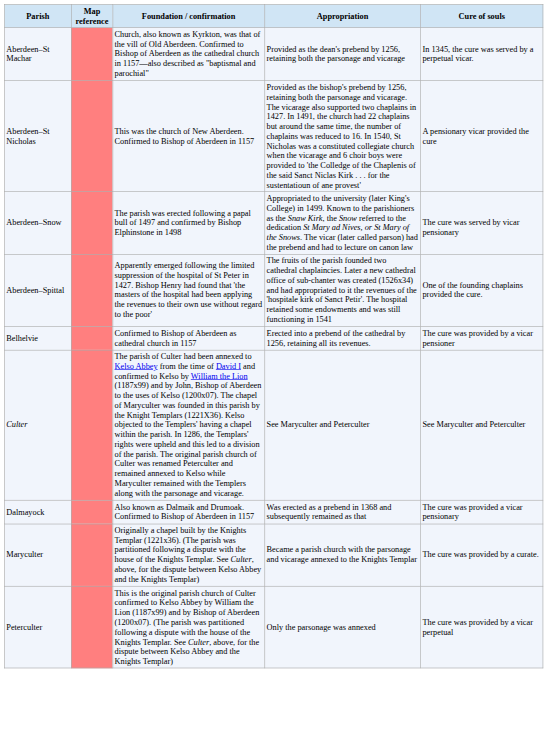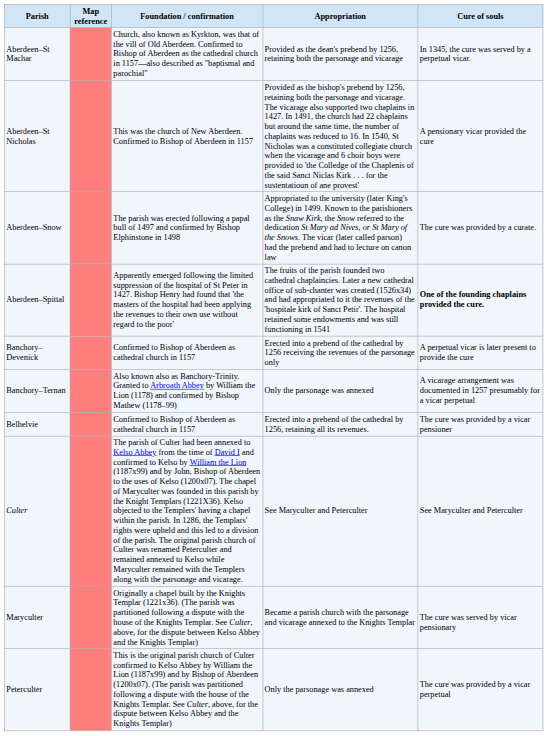(471, 227) The cure was served by vicar pensionary -> (478, 227) The cure was provided by a curate.
(473, 290) normal -> (473, 299) bold
+ row: (24, 352)
+ row: (36, 390)
- row: (25, 511)
(481, 554) The cure was provided by a curate. -> (468, 622) The cure was served by vicar pensionary
